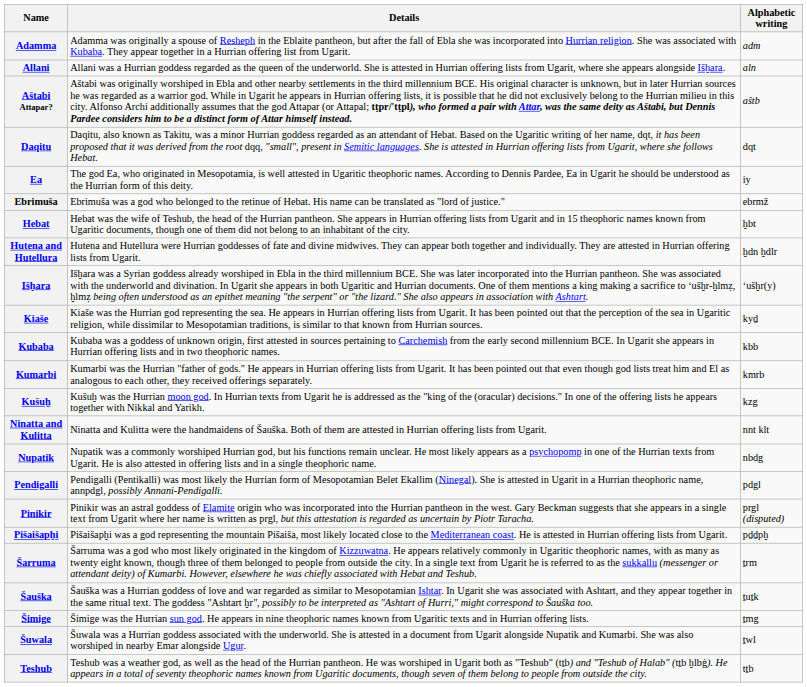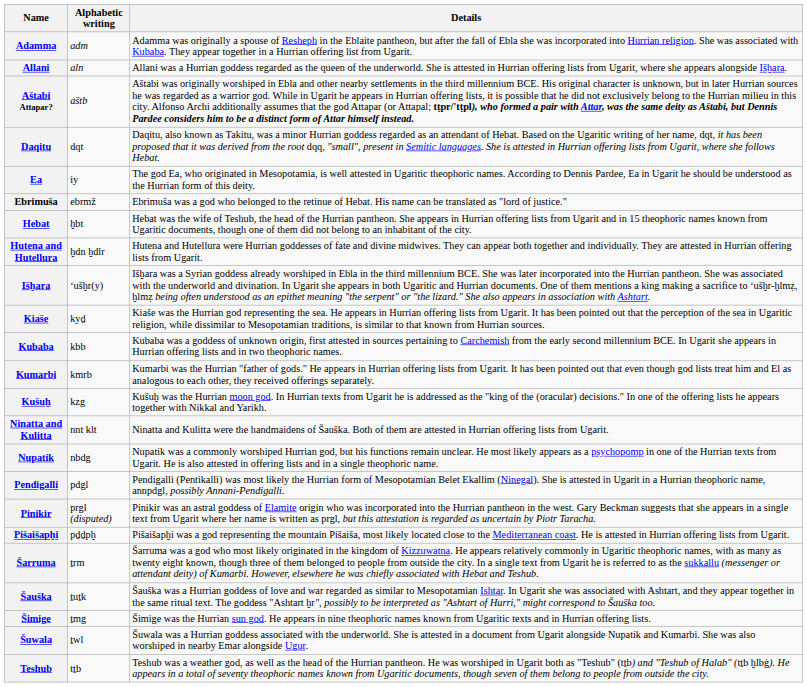columns swapped: (771, 18) <-> (404, 18)
